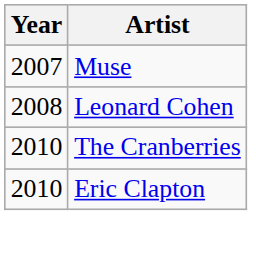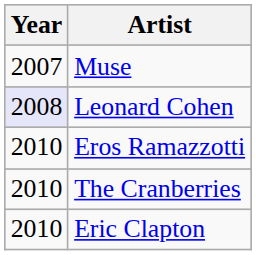(37, 106) no background -> (37, 106) lavender background
+ row: (160, 147)
